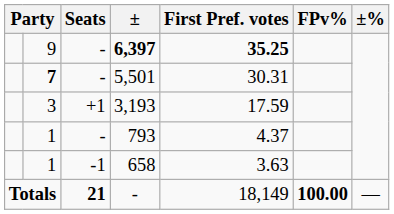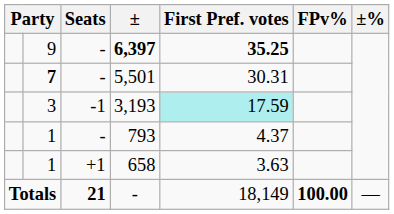(96, 106) +1 -> (98, 106) -1
(268, 106) no background -> (268, 106) paleturquoise background
(98, 164) -1 -> (96, 164) +1
